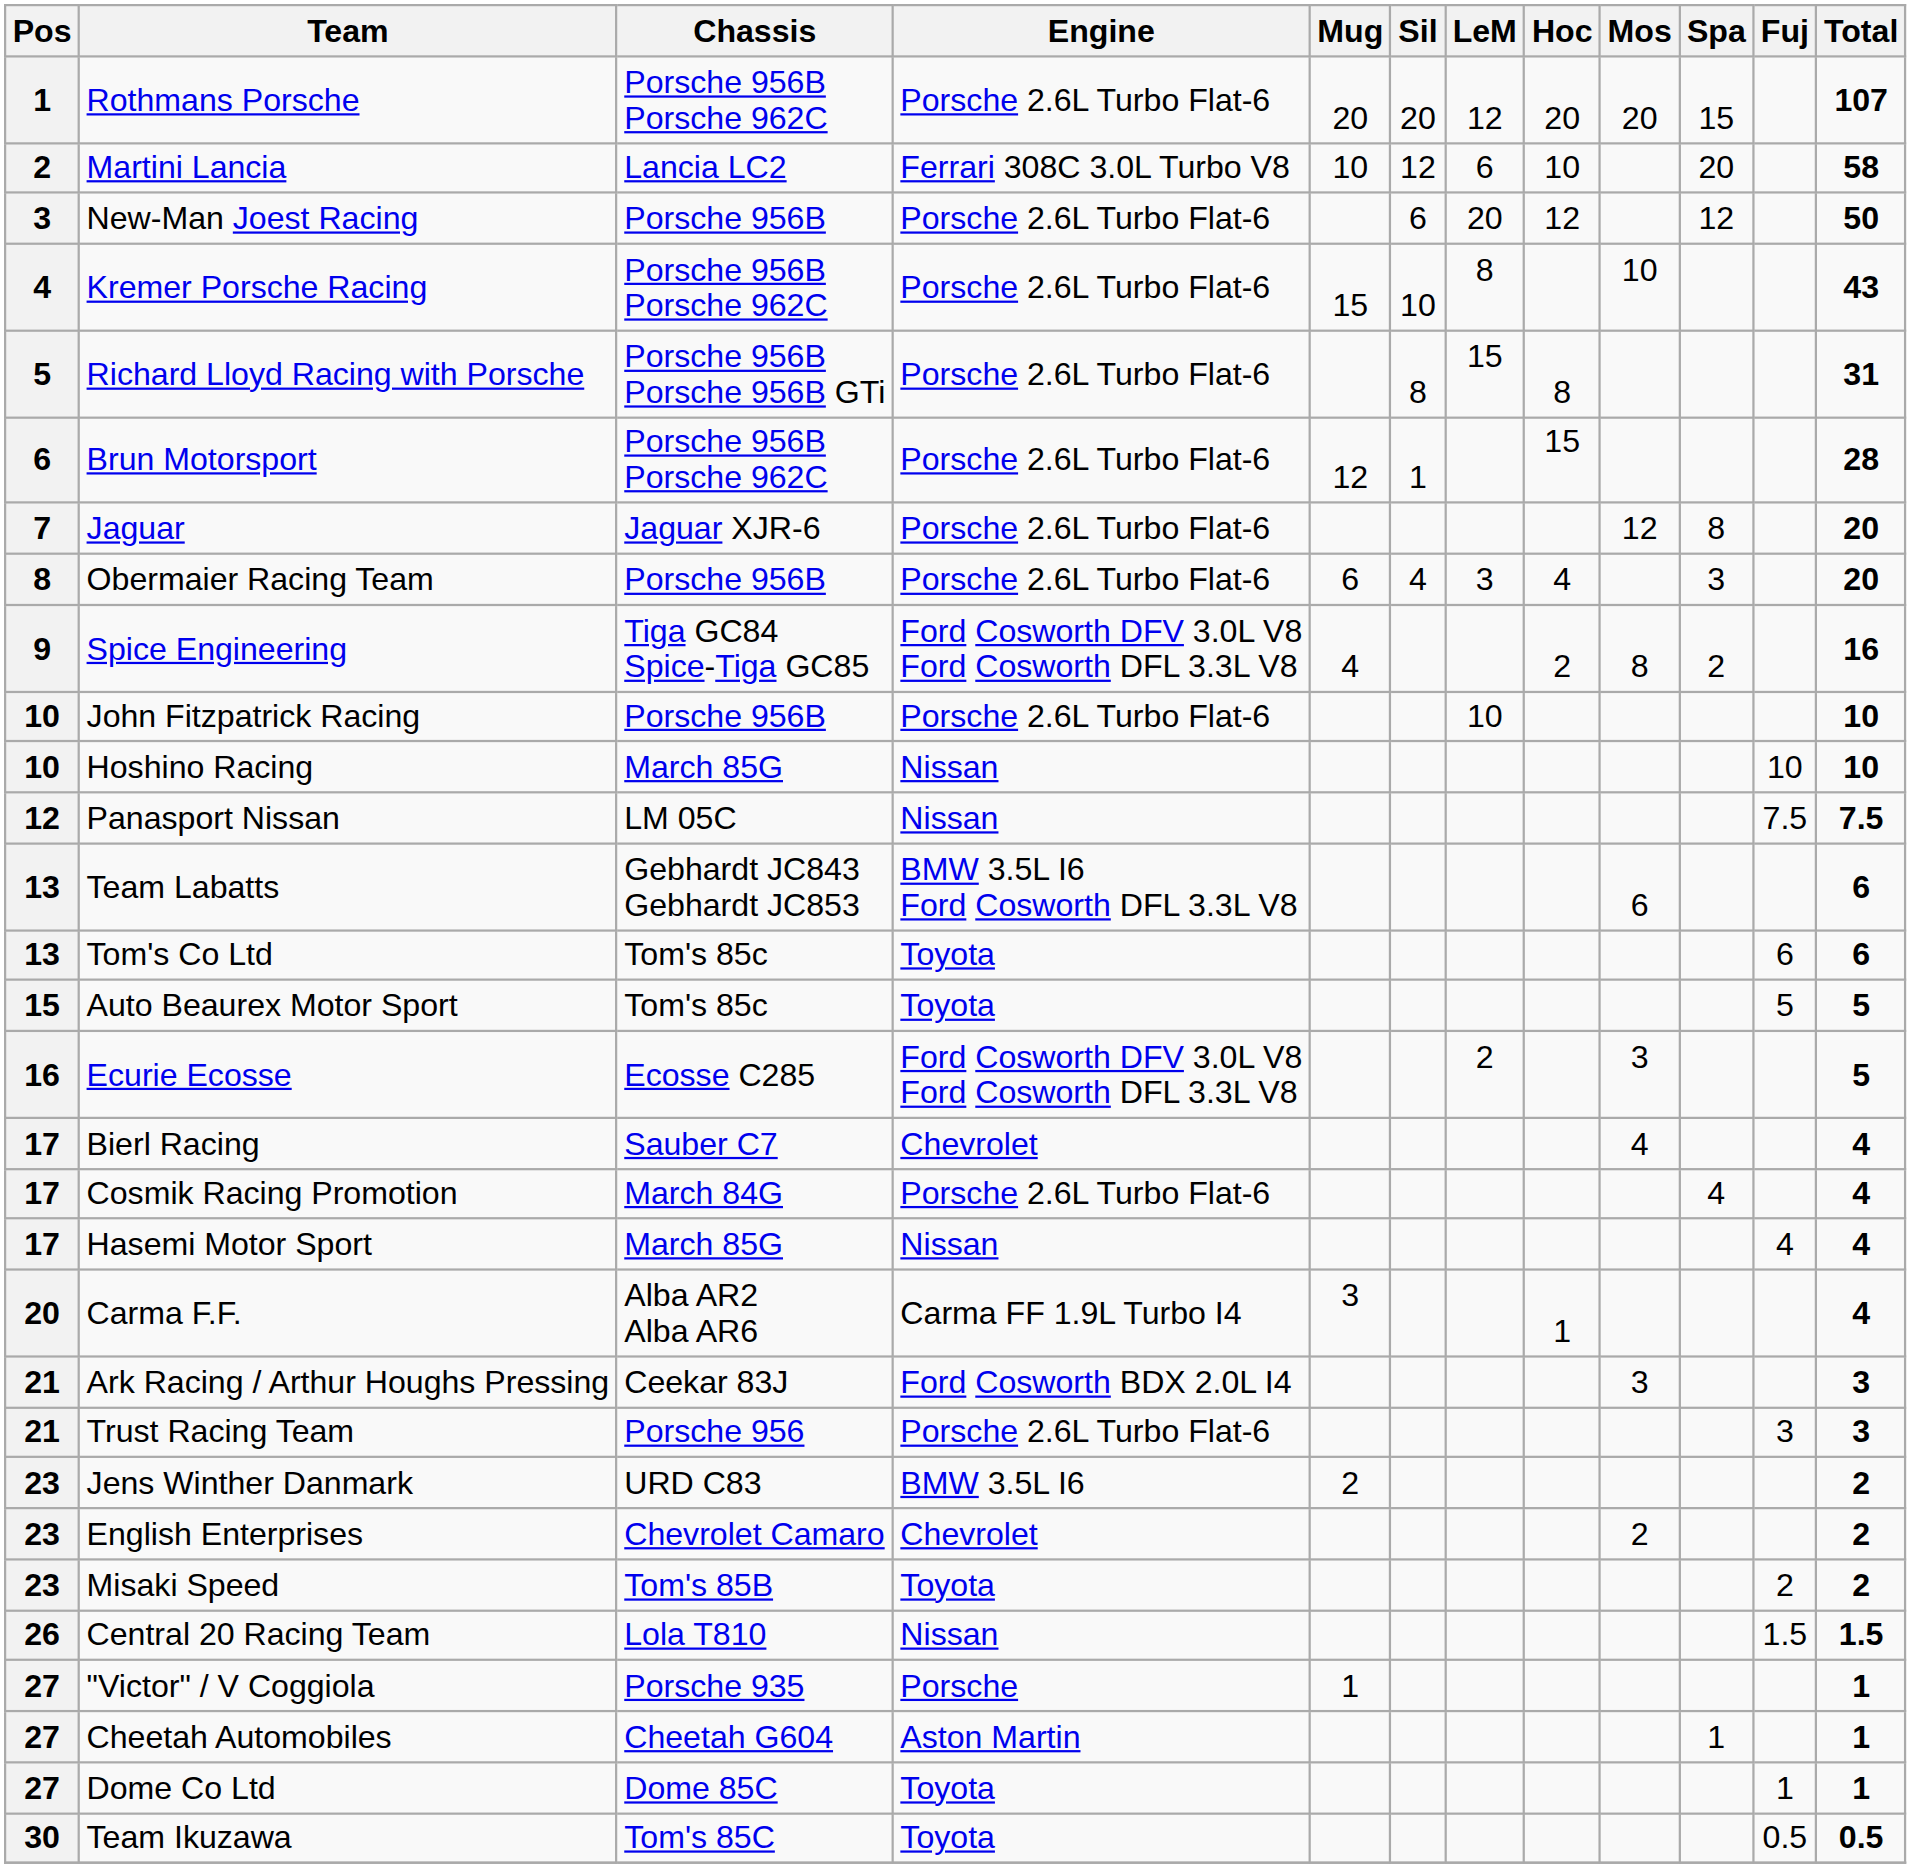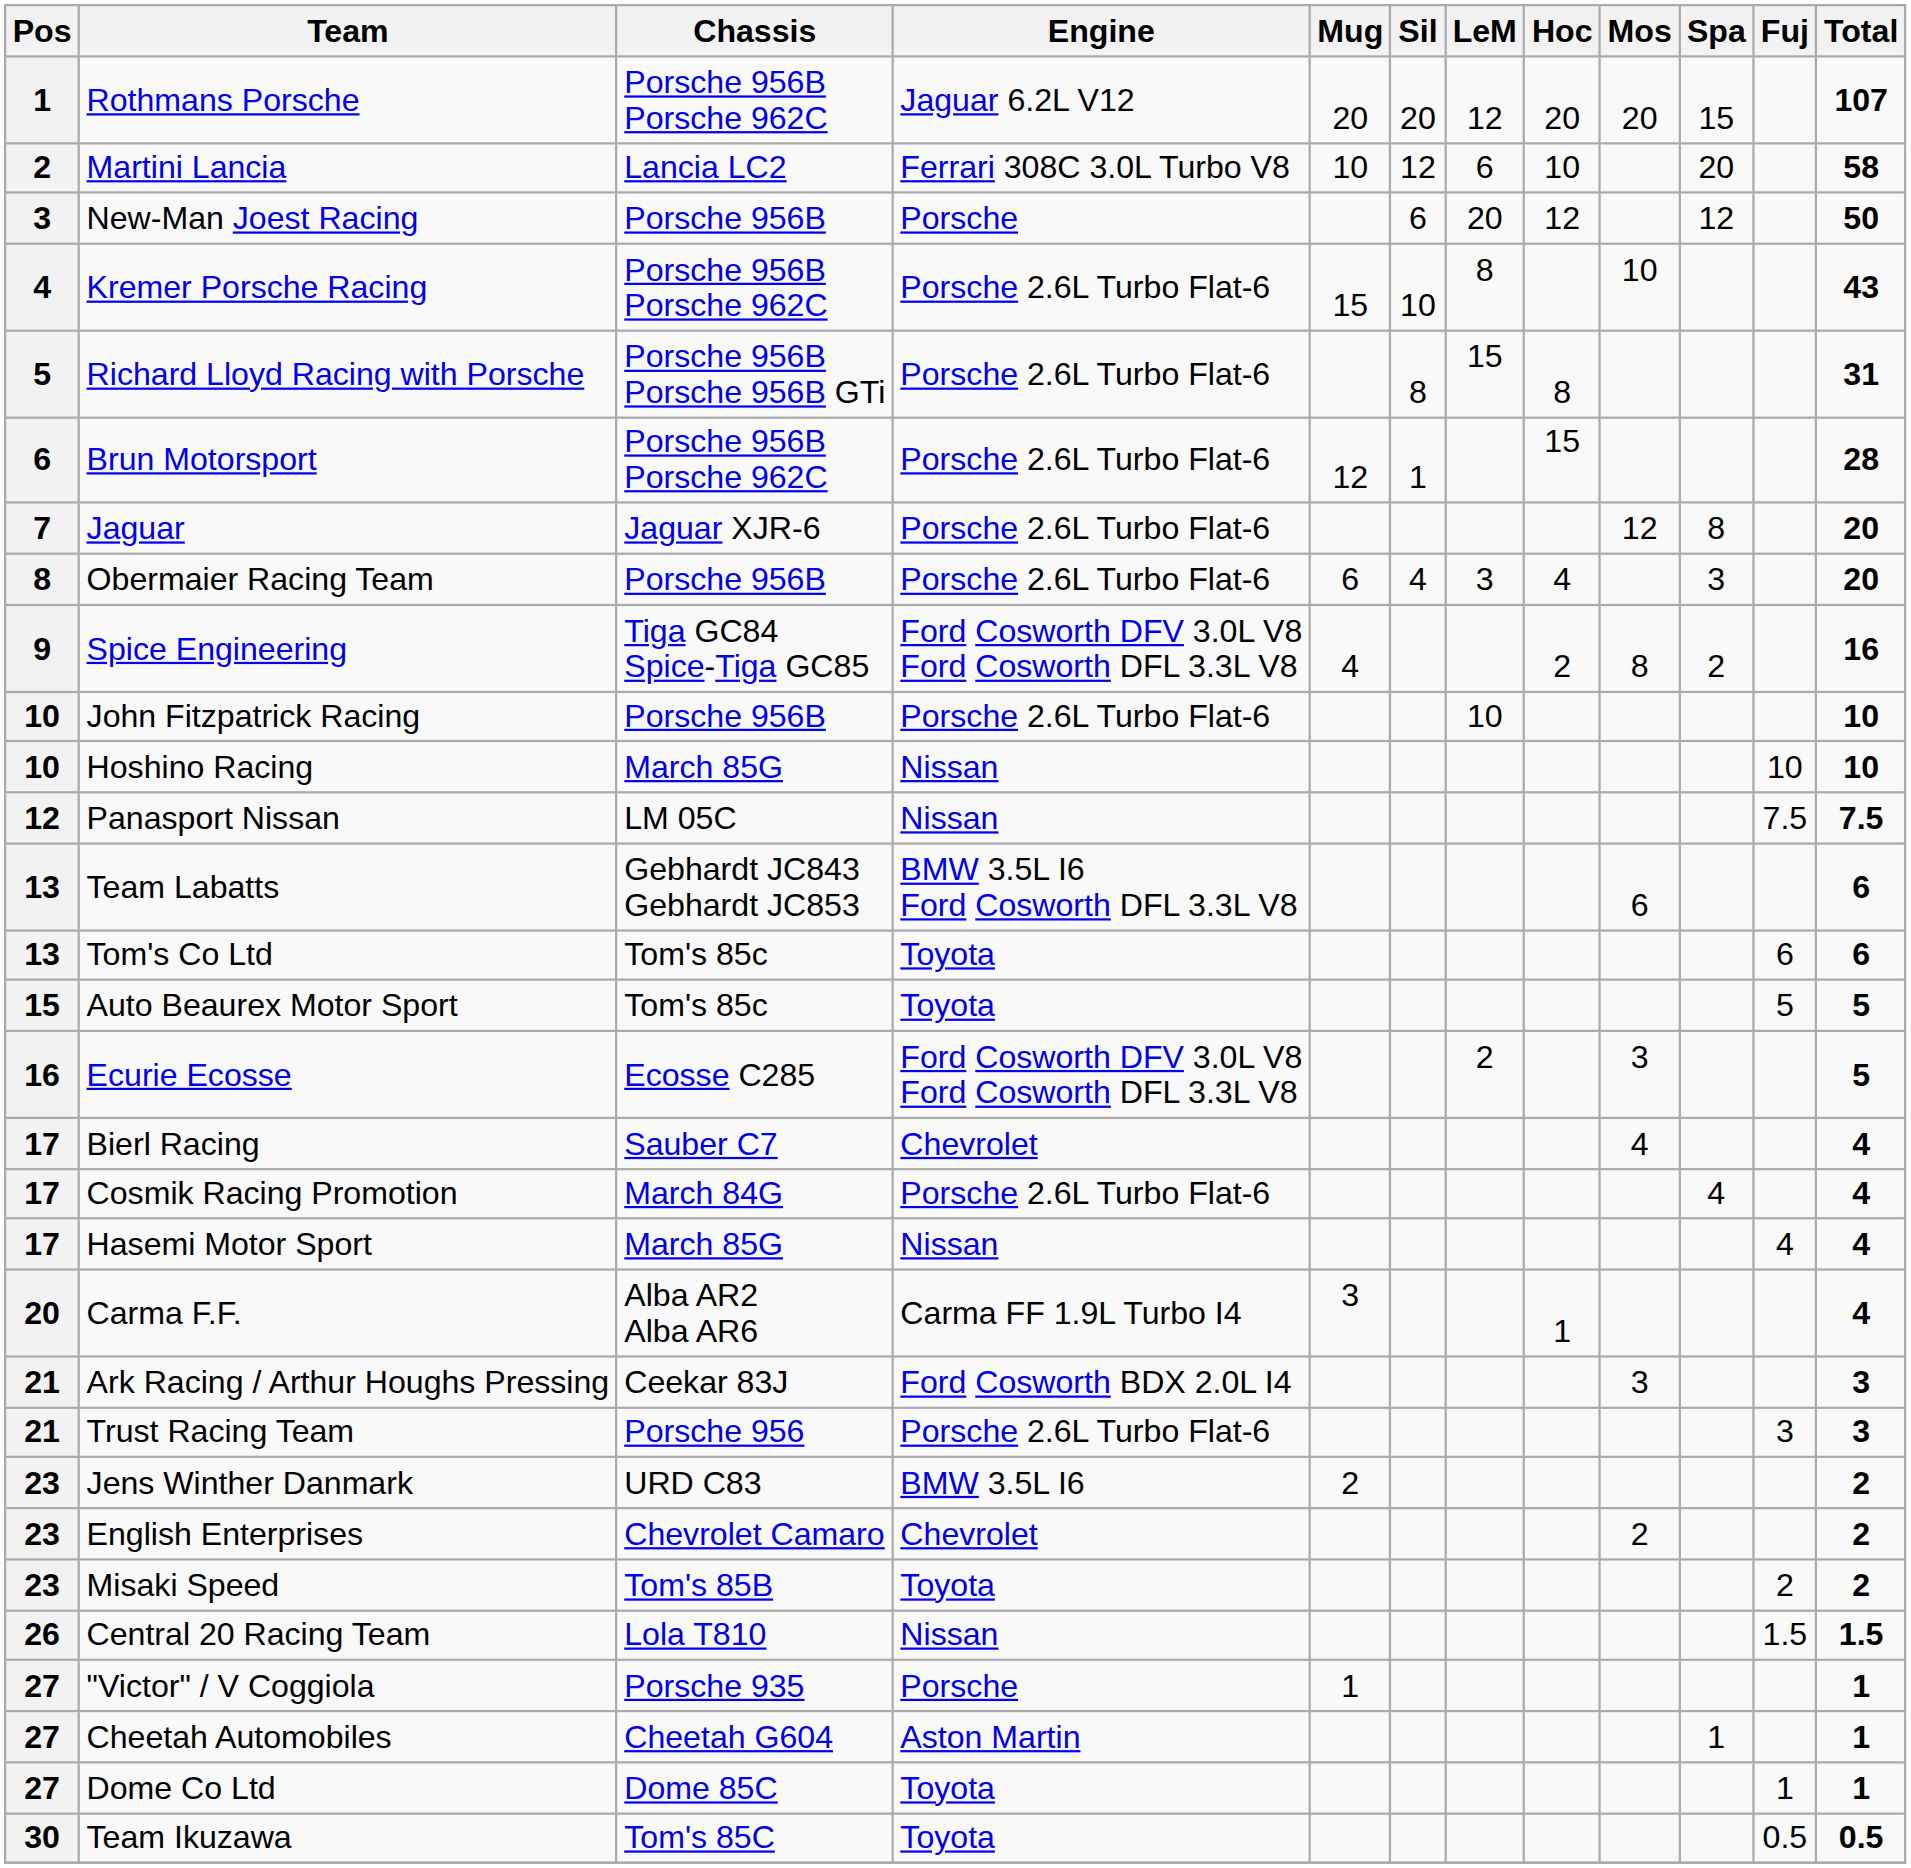(1085, 99) Porsche 2.6L Turbo Flat-6 -> (1018, 99) Jaguar 6.2L V12
(1085, 219) Porsche 2.6L Turbo Flat-6 -> (959, 219) Porsche
